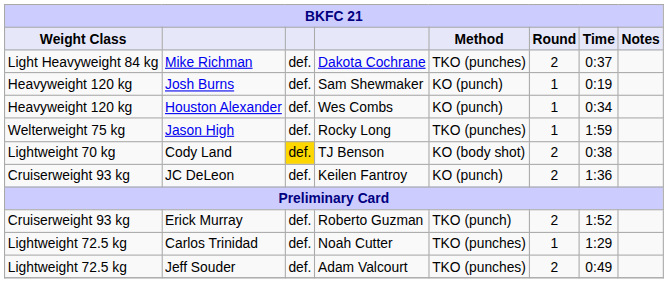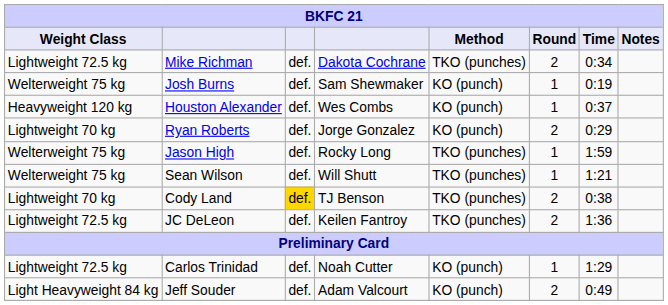(83, 61) Light Heavyweight 84 kg -> (67, 61) Lightweight 72.5 kg
(599, 61) 0:37 -> (599, 61) 0:34
(70, 84) Heavyweight 120 kg -> (66, 84) Welterweight 75 kg
(599, 107) 0:34 -> (599, 107) 0:37
+ row: (207, 130)
+ row: (204, 175)
(479, 152) KO (body shot) -> (479, 198) TKO (punches)
(69, 175) Cruiserweight 93 kg -> (67, 221) Lightweight 72.5 kg
(468, 175) KO (punch) -> (479, 221) TKO (punches)
- row: (204, 221)
(479, 244) TKO (punches) -> (468, 266) KO (punch)
(67, 266) Lightweight 72.5 kg -> (83, 289) Light Heavyweight 84 kg
(479, 266) TKO (punches) -> (468, 289) KO (punch)
